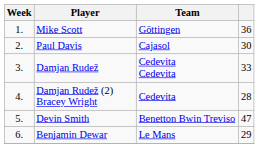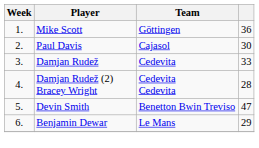(157, 68) Cedevita Cedevita -> (157, 62) Cedevita
(157, 96) Cedevita -> (157, 84) Cedevita Cedevita
